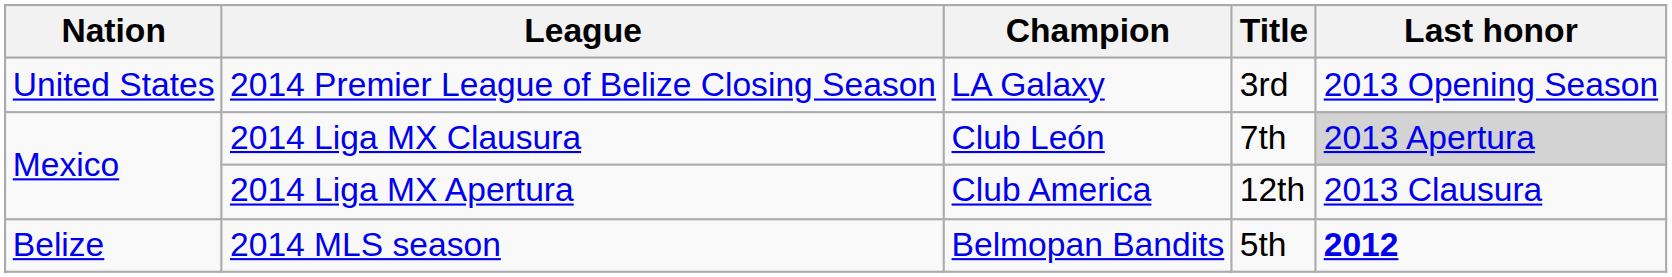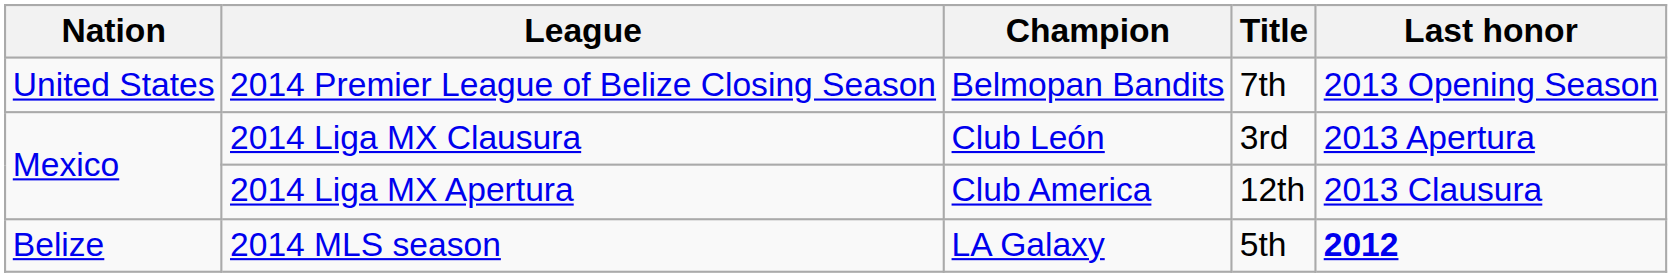(1028, 84) LA Galaxy -> (1088, 84) Belmopan Bandits
(1264, 84) 3rd -> (1263, 84) 7th
(1263, 137) 7th -> (1264, 137) 3rd
(1429, 137) lightgrey background -> (1429, 137) no background
(1088, 244) Belmopan Bandits -> (1028, 244) LA Galaxy
